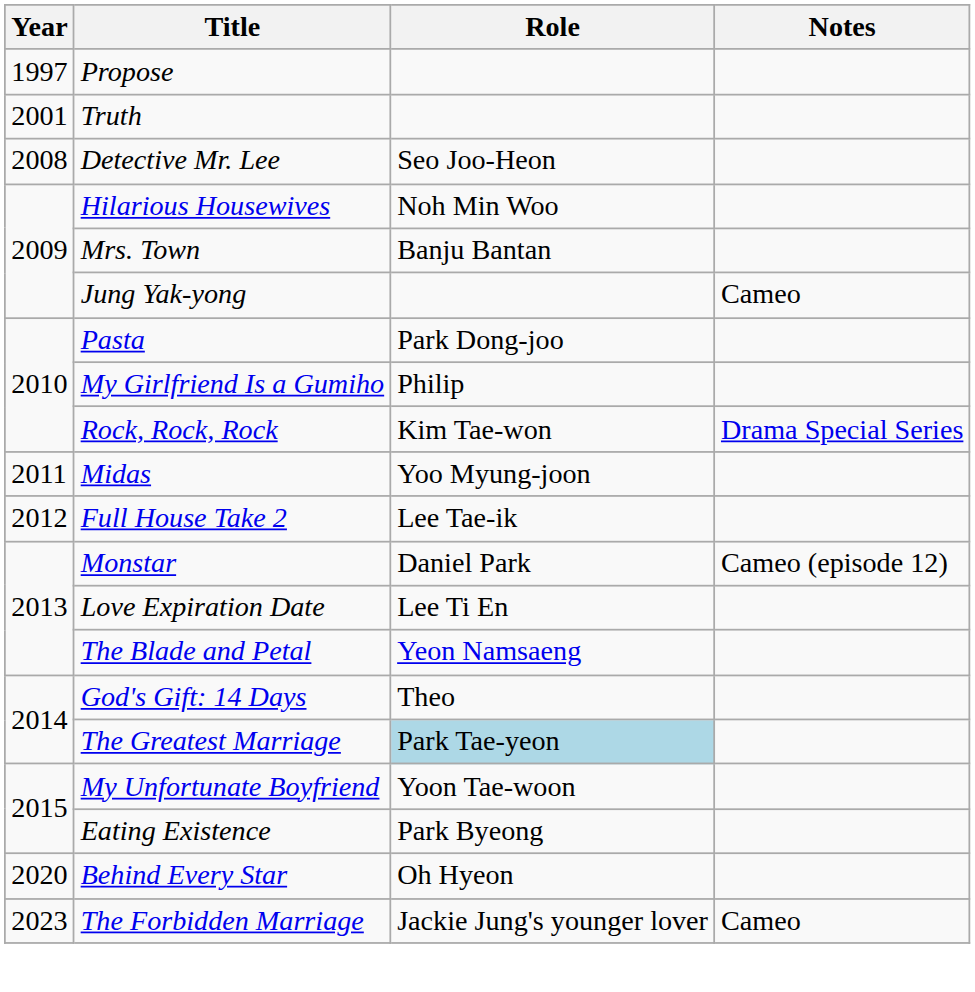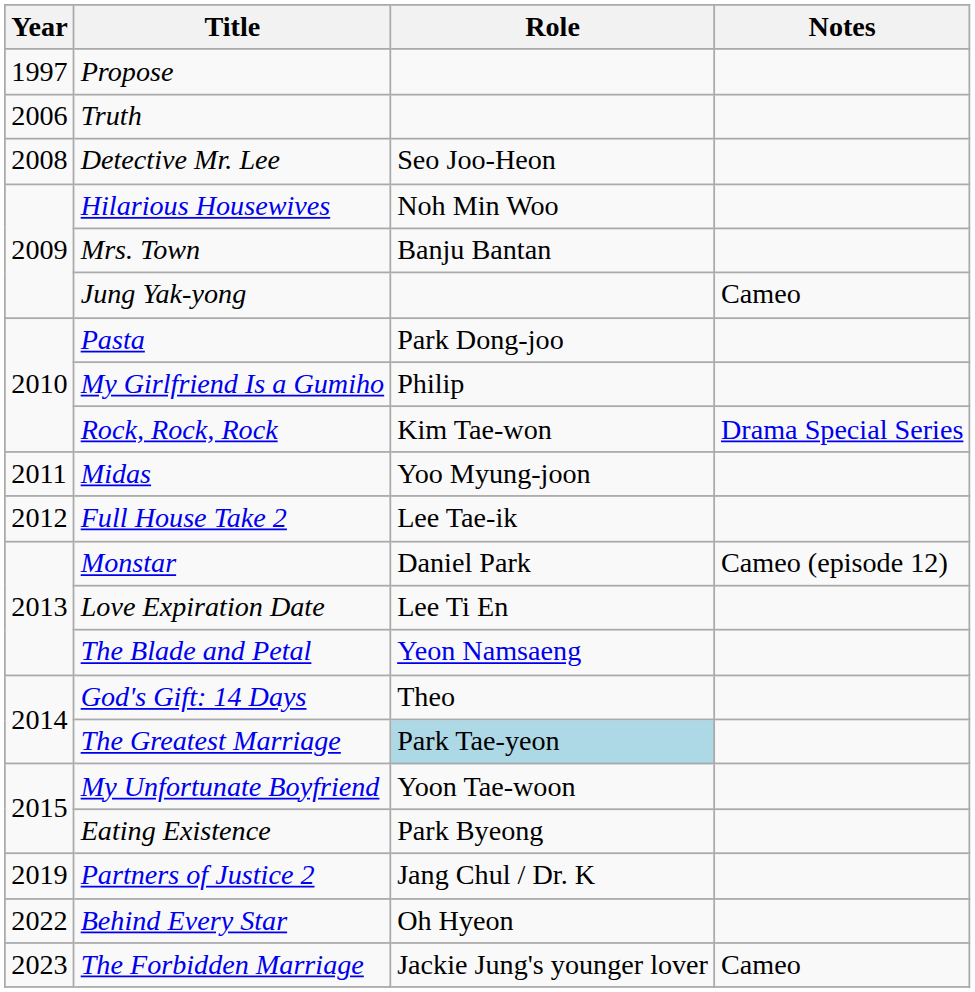(40, 116) 2001 -> (40, 116) 2006
+ row: (198, 875)
(40, 875) 2020 -> (40, 920) 2022
